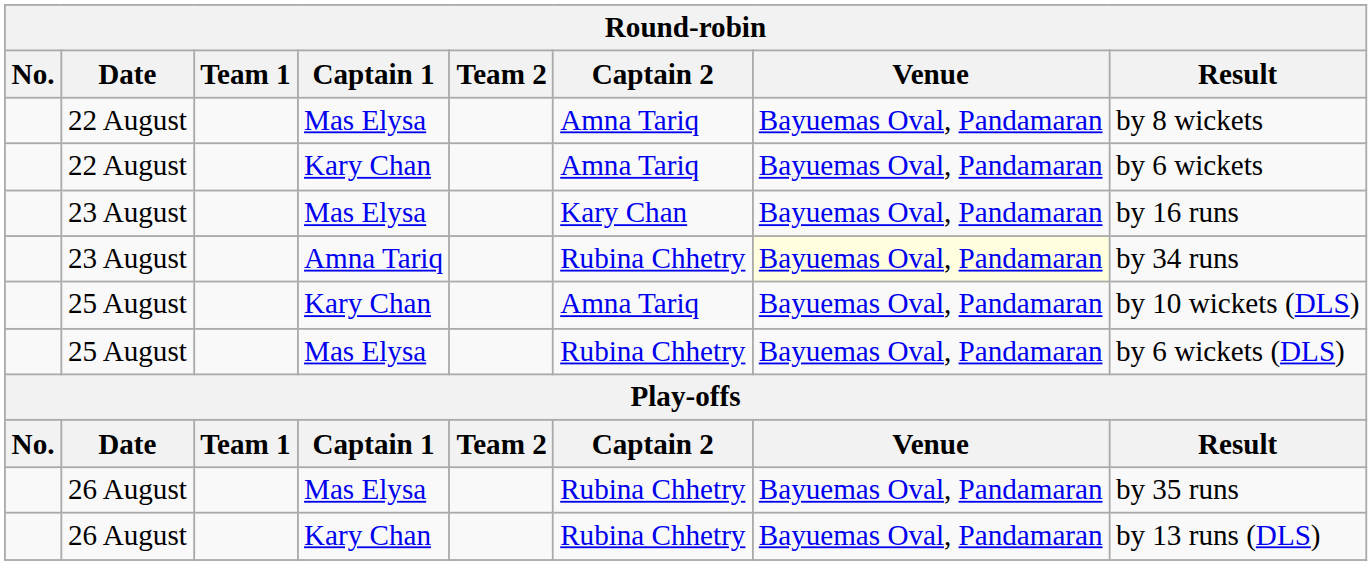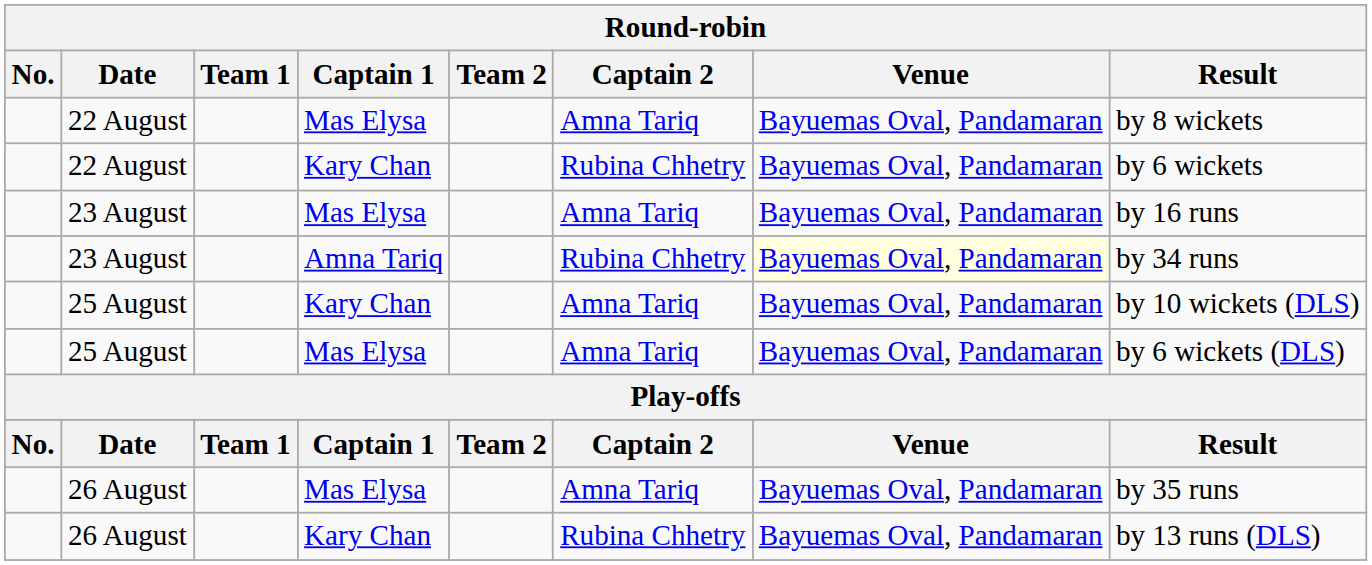(630, 166) Amna Tariq -> (653, 166) Rubina Chhetry
(624, 212) Kary Chan -> (630, 212) Amna Tariq
(653, 350) Rubina Chhetry -> (630, 350) Amna Tariq
(653, 489) Rubina Chhetry -> (630, 489) Amna Tariq
